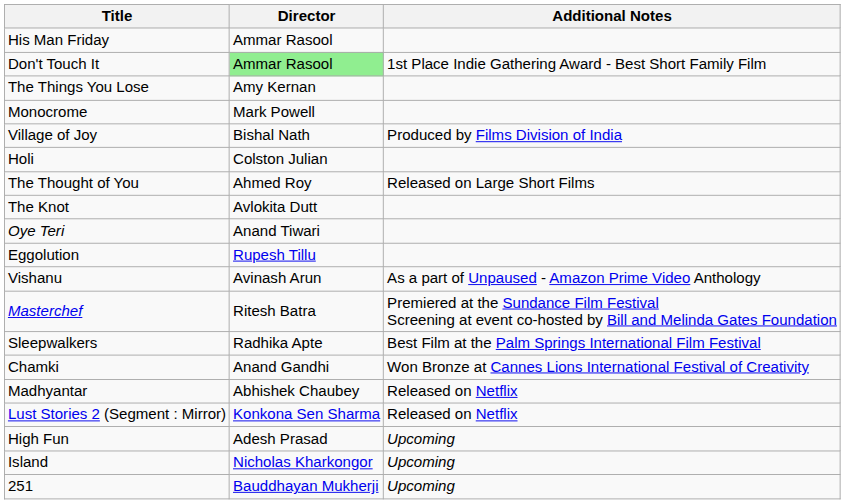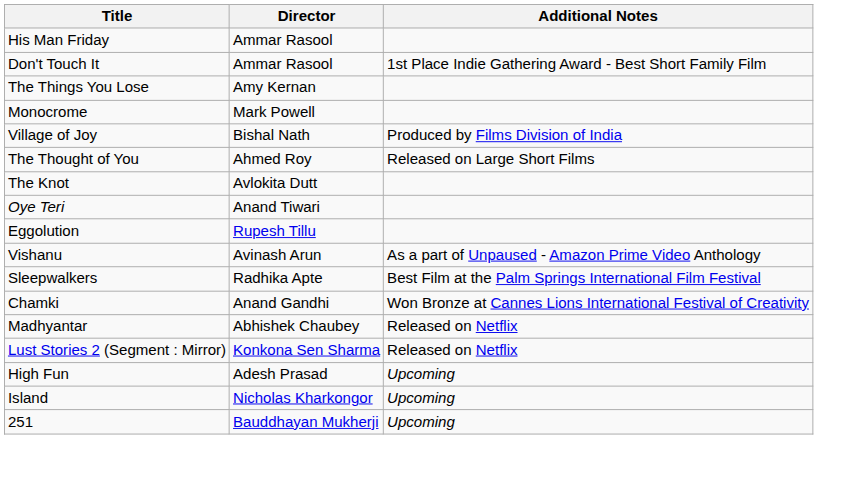(283, 64) lightgreen background -> (283, 64) no background
- row: (21, 159)
- row: (45, 311)
